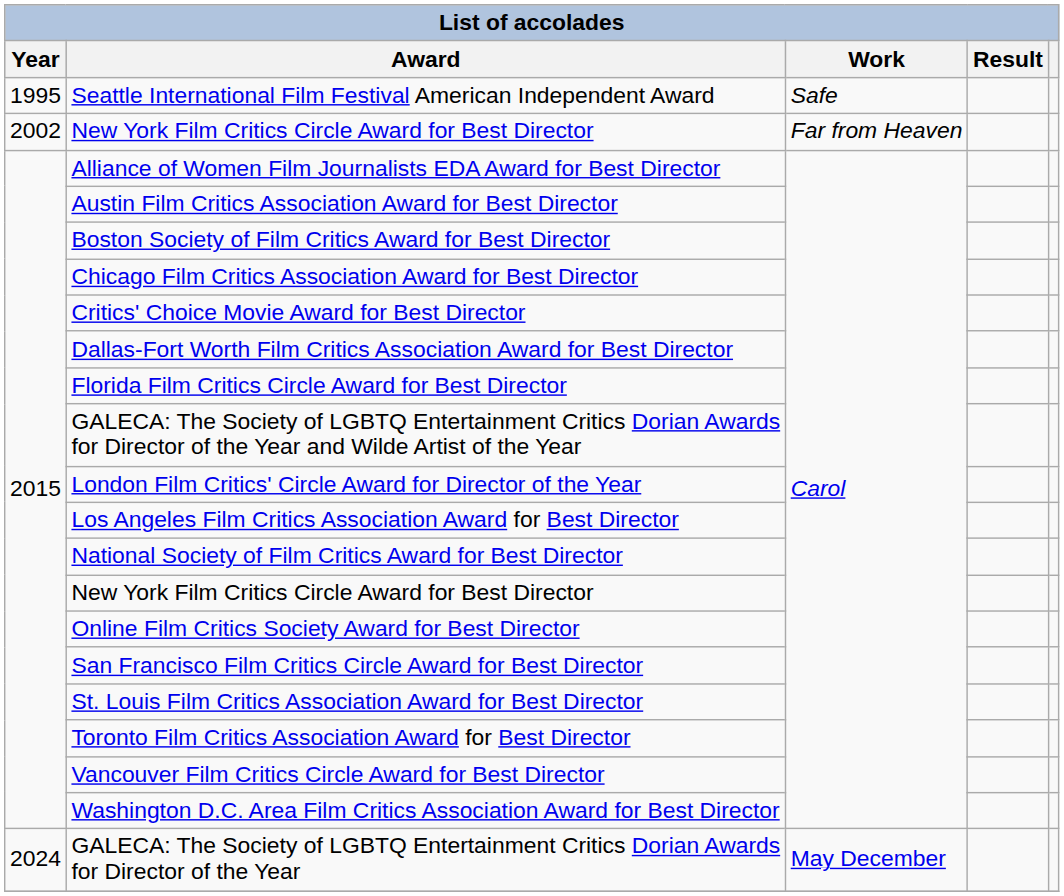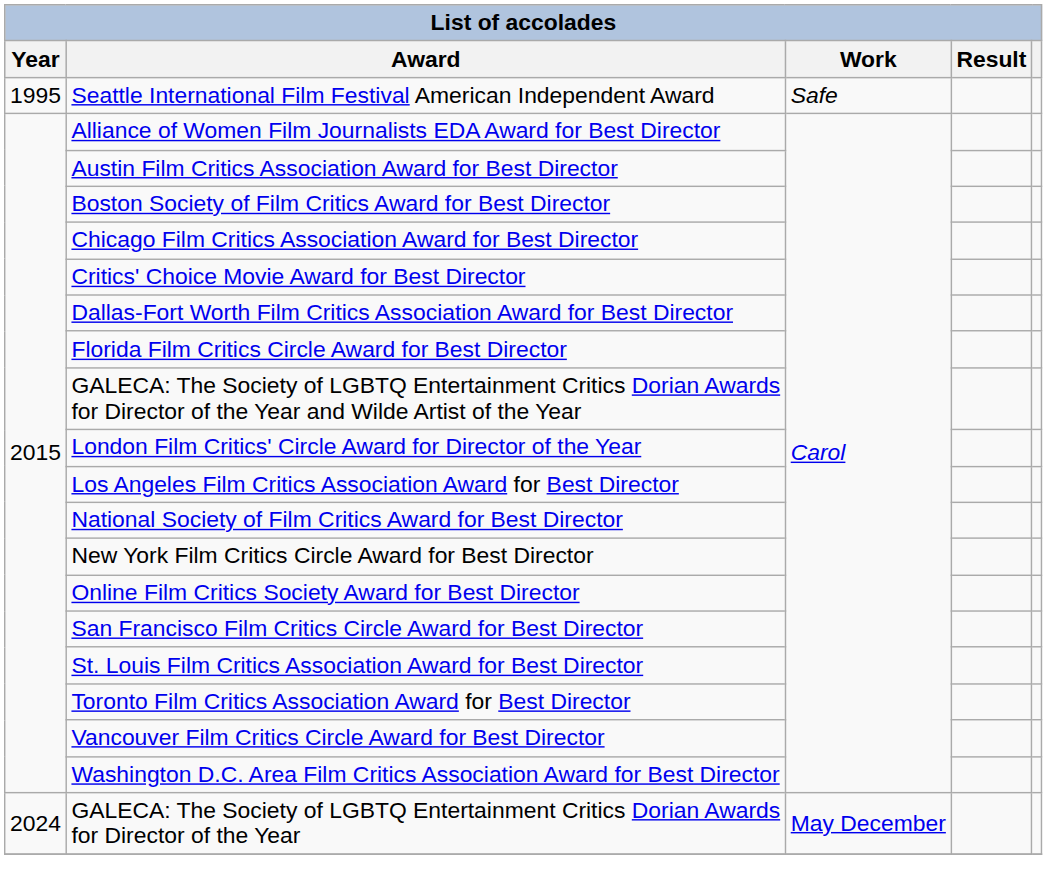- row: (35, 131)
